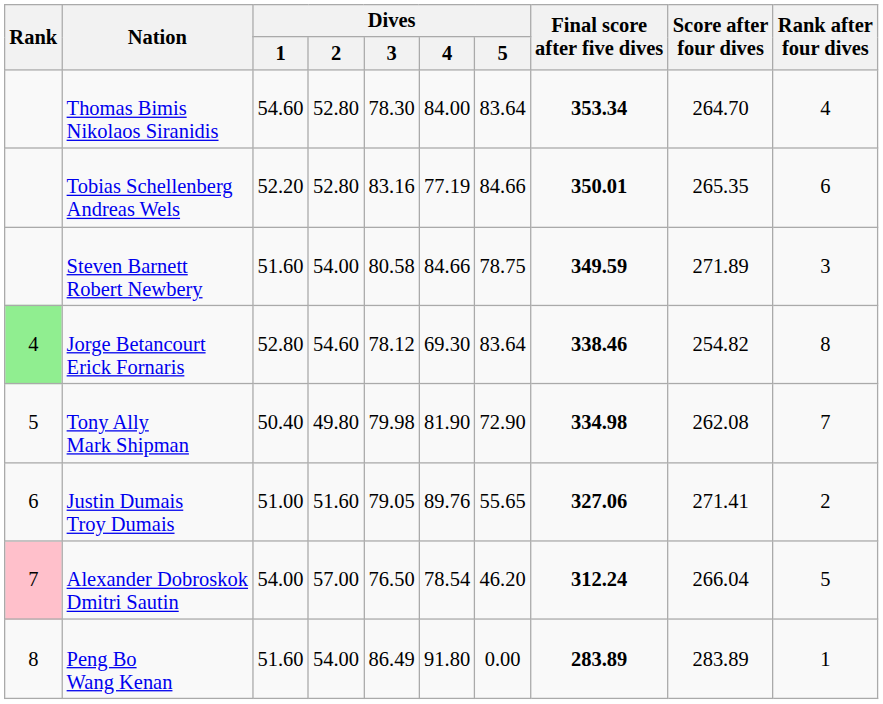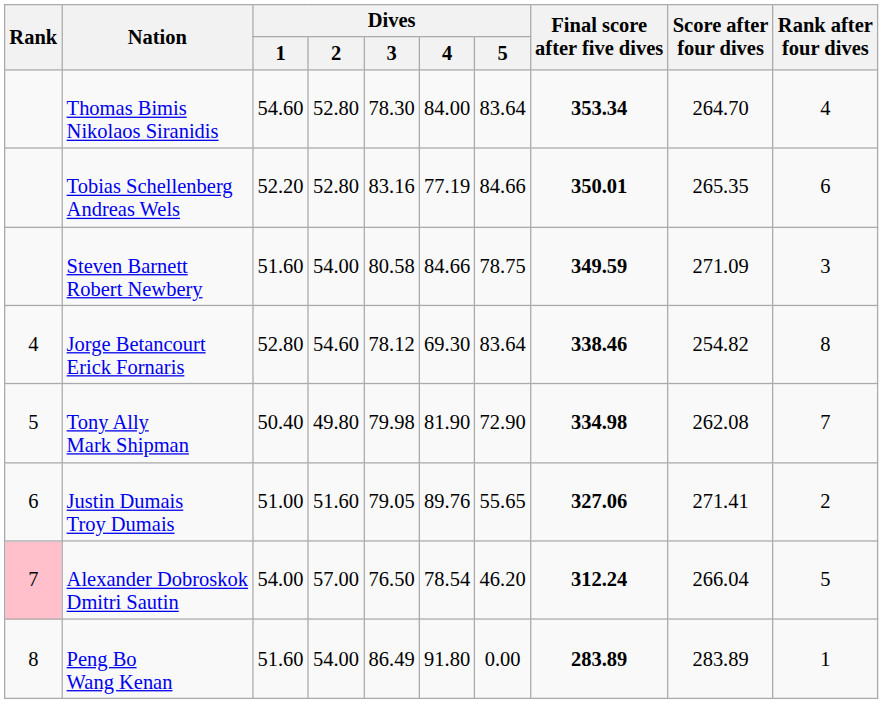(721, 265) 271.89 -> (721, 265) 271.09
(33, 344) lightgreen background -> (33, 344) no background
